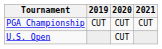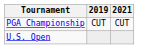- column: (122, 11)
